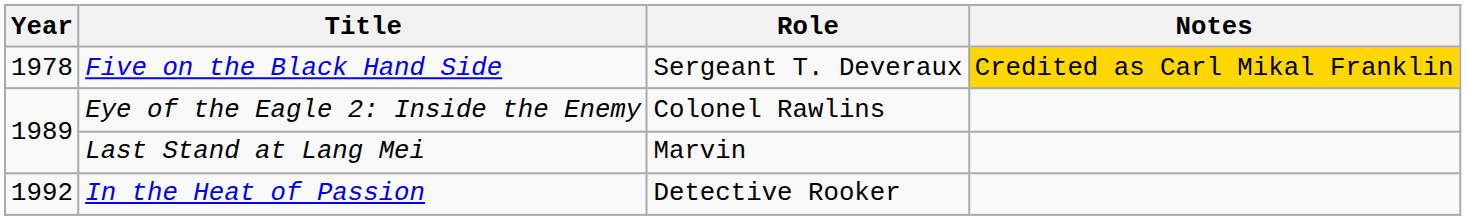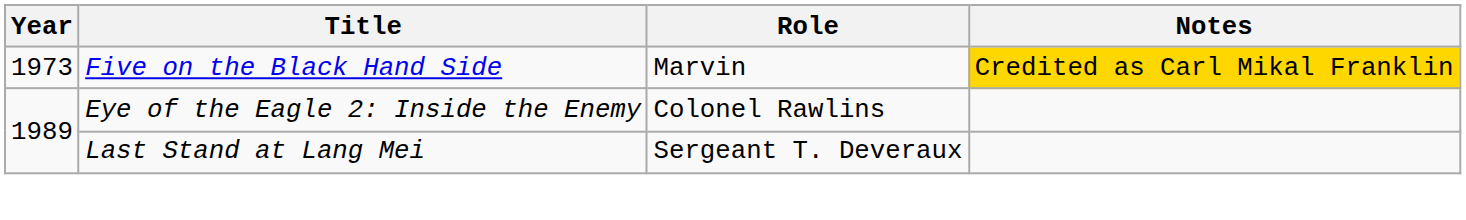(42, 68) 1978 -> (42, 68) 1973
(808, 68) Sergeant T. Deveraux -> (700, 68) Marvin
(700, 152) Marvin -> (808, 152) Sergeant T. Deveraux
- row: (255, 194)
